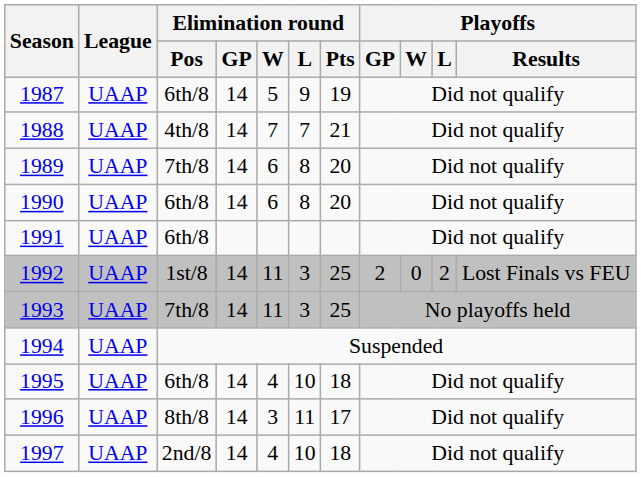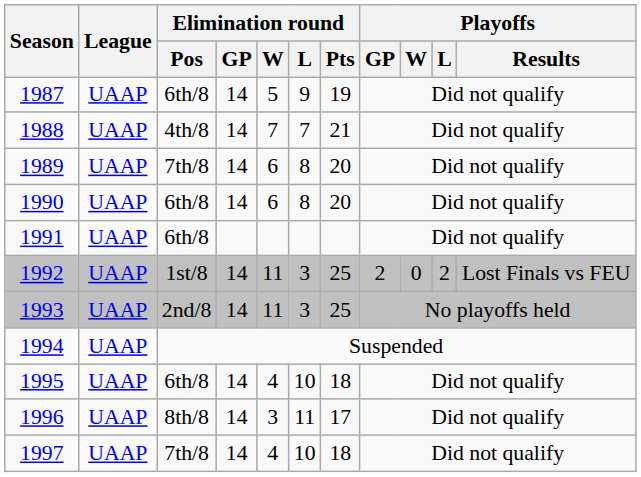(187, 309) 7th/8 -> (187, 309) 2nd/8
(187, 453) 2nd/8 -> (187, 453) 7th/8
